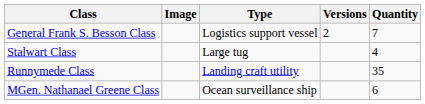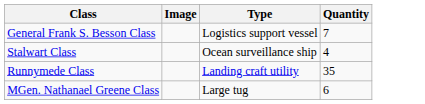- column: (345, 14)
(225, 52) Large tug -> (259, 52) Ocean surveillance ship
(259, 90) Ocean surveillance ship -> (225, 90) Large tug
